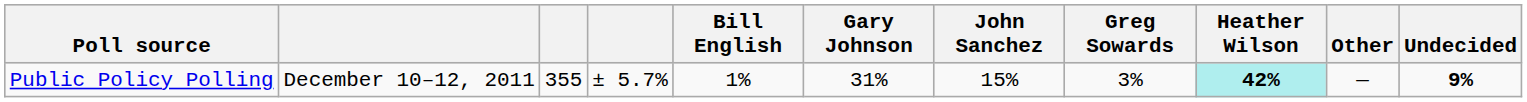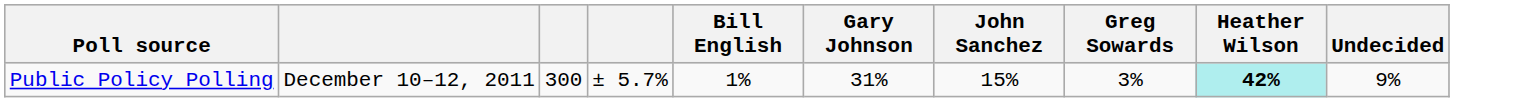- column: (1363, 46)
(564, 80) 355 -> (564, 80) 300
(1461, 80) bold -> (1388, 80) normal
